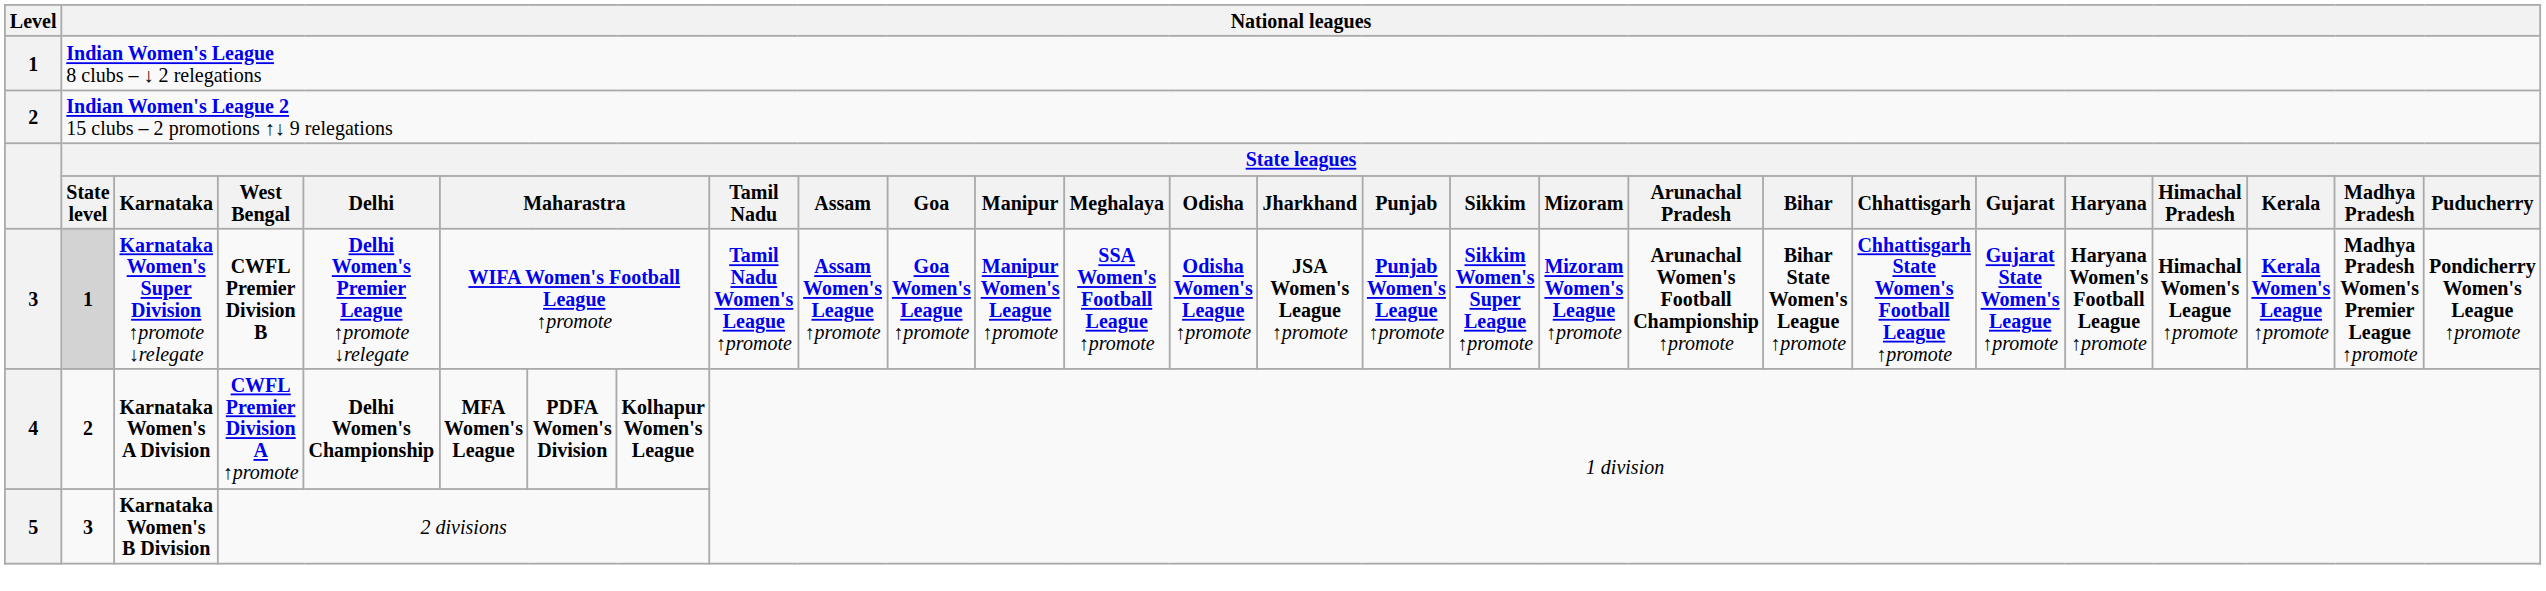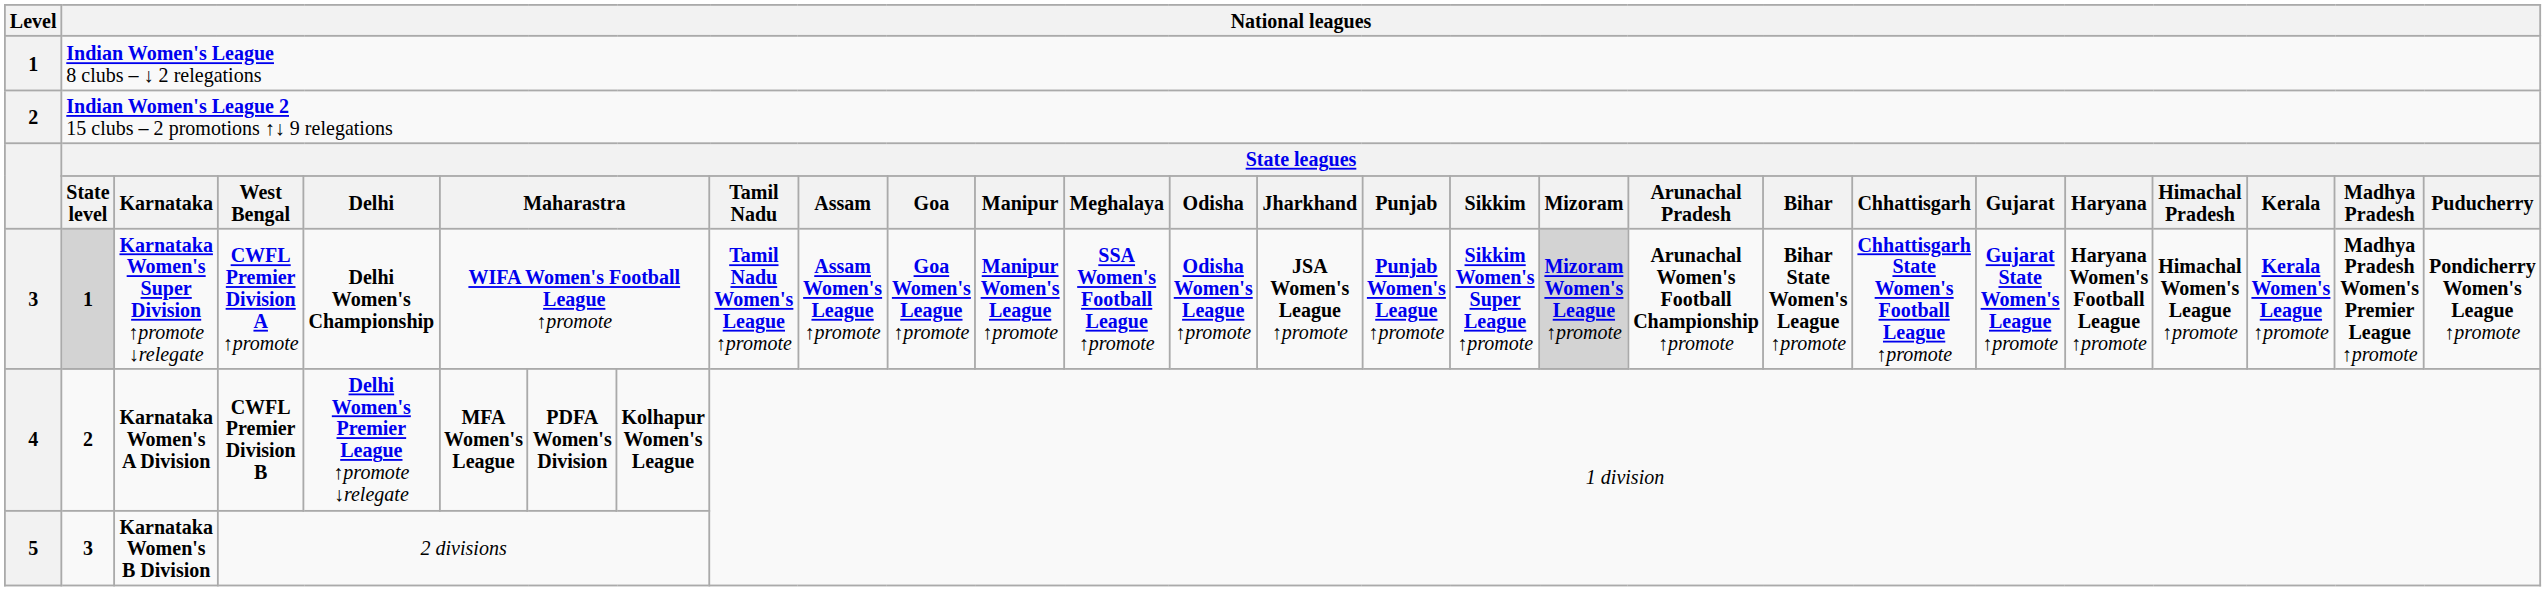(261, 299) CWFL Premier Division B -> (261, 299) CWFL Premier Division A ↑promote
(371, 299) Delhi Women's Premier League ↑promote ↓relegate -> (371, 299) Delhi Women's Championship
(1584, 299) no background -> (1584, 299) lightgrey background
(261, 429) CWFL Premier Division A ↑promote -> (261, 440) CWFL Premier Division B
(371, 429) Delhi Women's Championship -> (371, 440) Delhi Women's Premier League ↑promote ↓relegate
